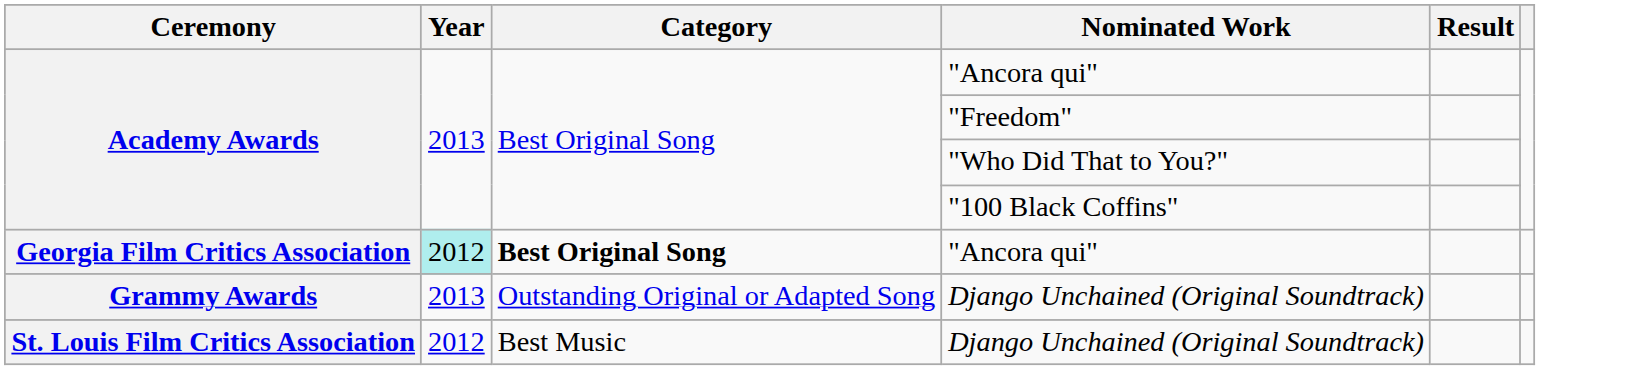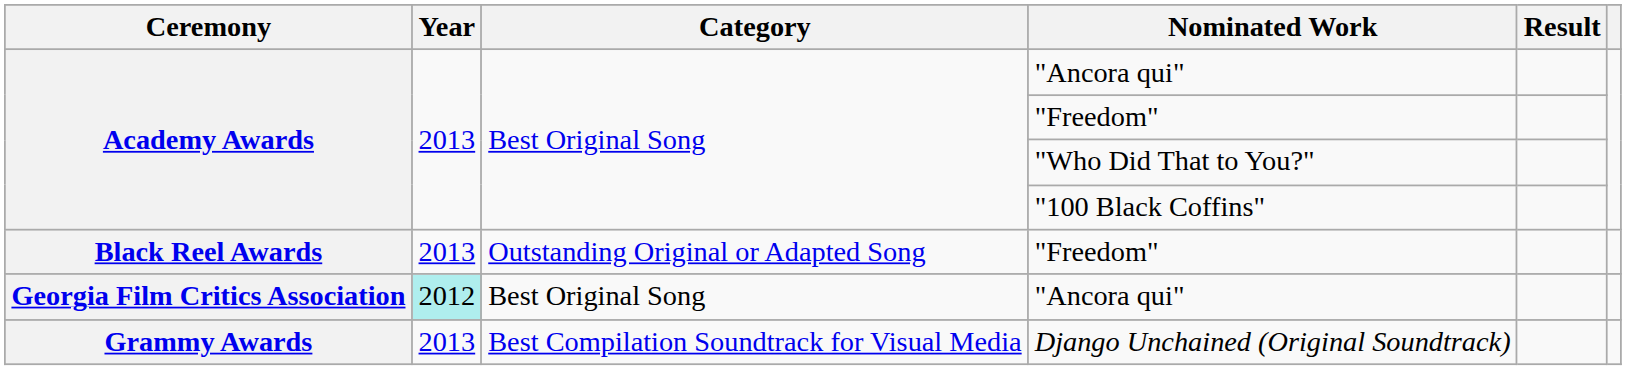+ row: (208, 251)
(612, 251) bold -> (597, 296) normal
(716, 296) Outstanding Original or Adapted Song -> (755, 341) Best Compilation Soundtrack for Visual Media
- row: (213, 341)
